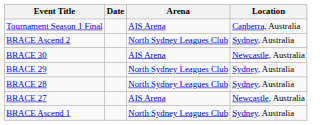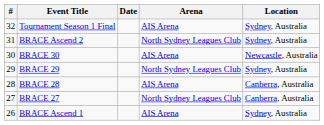+ column: (11, 12)
(266, 26) Canberra, Australia -> (276, 26) Sydney, Australia
(178, 84) North Sydney Leagues Club -> (160, 84) AIS Arena
(263, 84) Sydney, Australia -> (279, 84) Canberra, Australia
(147, 99) AIS Arena -> (191, 99) North Sydney Leagues Club
(268, 99) Newcastle, Australia -> (279, 99) Canberra, Australia
(178, 113) North Sydney Leagues Club -> (160, 113) AIS Arena
